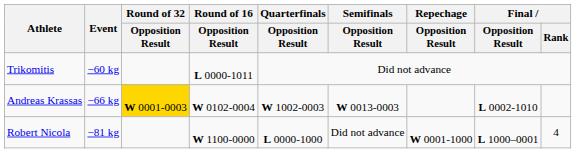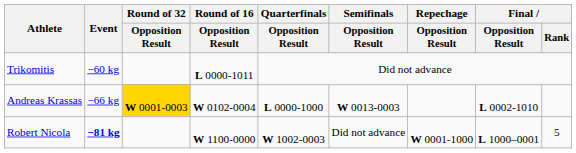(293, 107) W 1002-0003 -> (294, 107) L 0000-1000
(103, 132) normal -> (104, 132) bold
(293, 139) L 0000-1000 -> (294, 139) W 1002-0003
(556, 132) 4 -> (557, 132) 5
